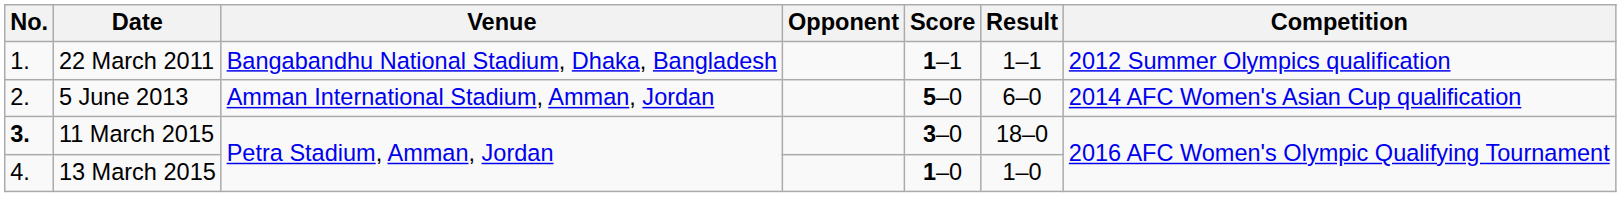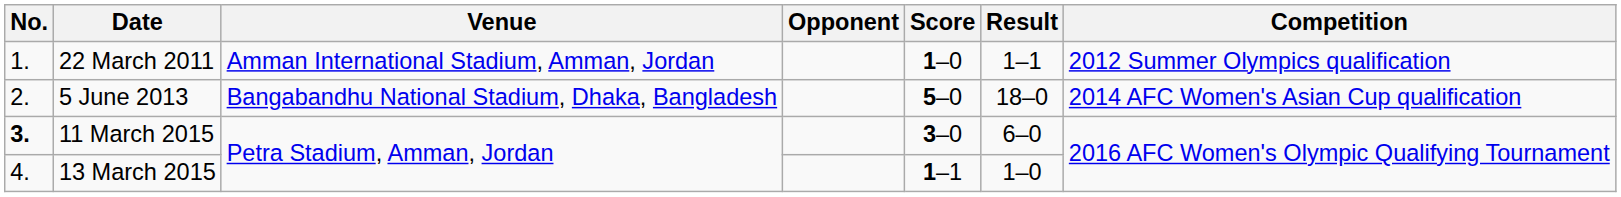(502, 60) Bangabandhu National Stadium, Dhaka, Bangladesh -> (470, 60) Amman International Stadium, Amman, Jordan
(943, 60) 1–1 -> (943, 60) 1–0
(470, 97) Amman International Stadium, Amman, Jordan -> (502, 97) Bangabandhu National Stadium, Dhaka, Bangladesh
(1022, 97) 6–0 -> (1022, 97) 18–0
(1022, 135) 18–0 -> (1022, 135) 6–0
(943, 172) 1–0 -> (943, 172) 1–1
